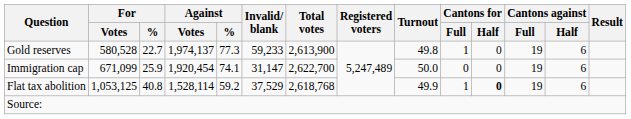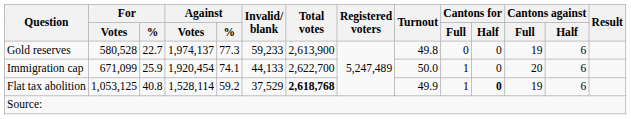(466, 50) 1 -> (466, 50) 0
(267, 68) 31,147 -> (267, 68) 44,133
(466, 68) 0 -> (466, 68) 1
(537, 68) 19 -> (537, 68) 20
(312, 86) normal -> (312, 86) bold
